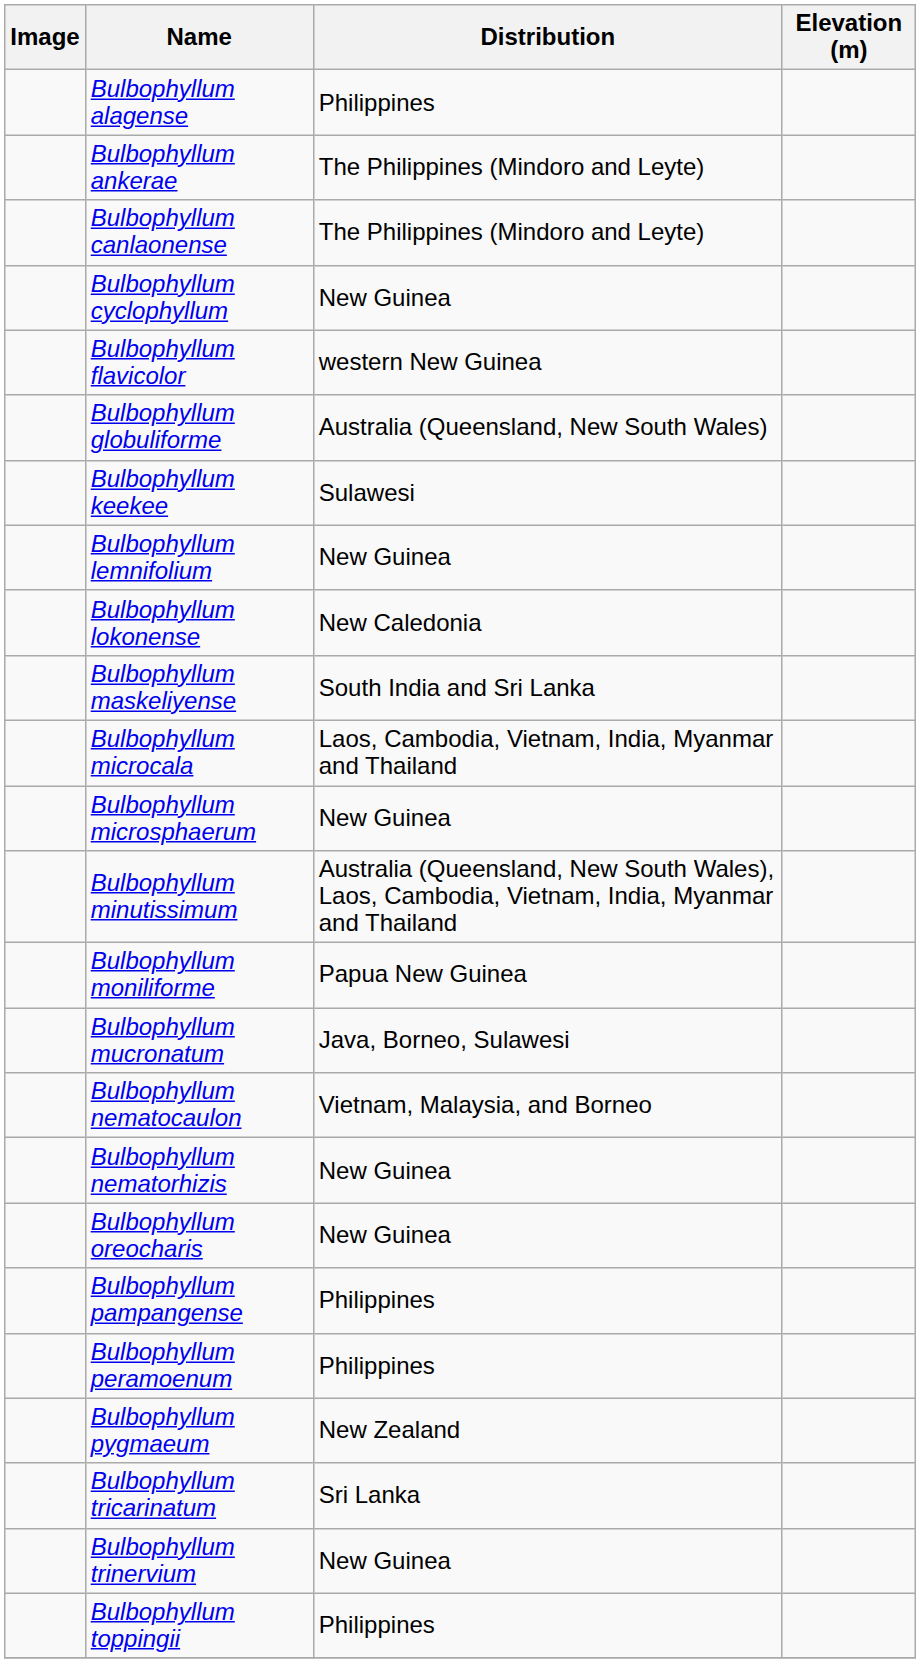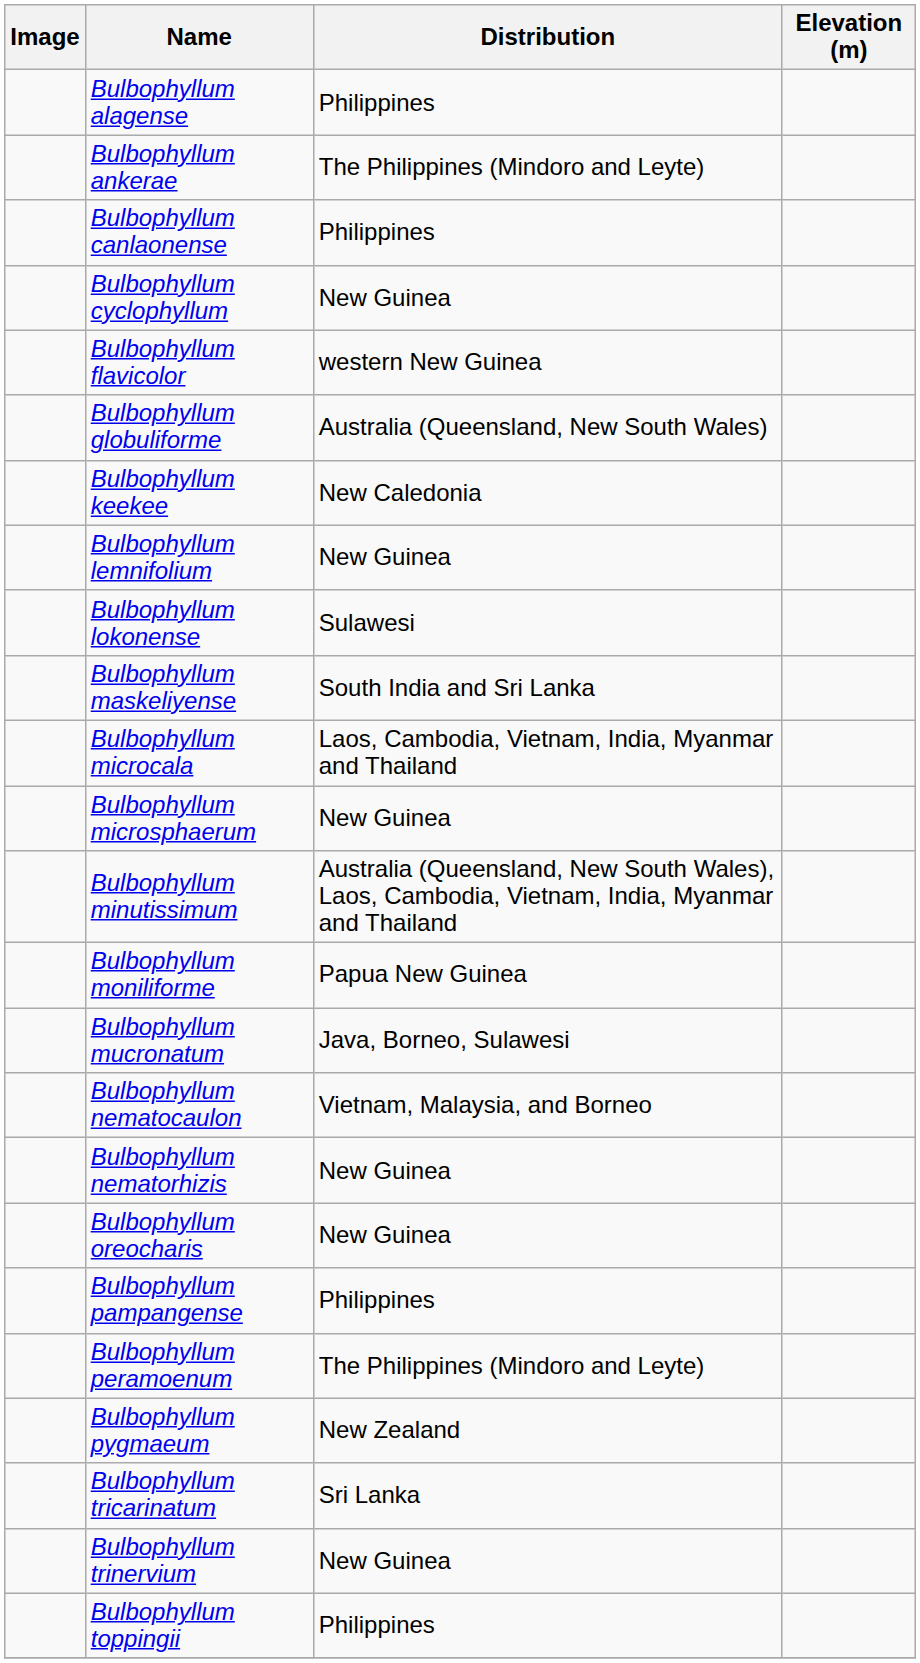(512, 232) The Philippines (Mindoro and Leyte) -> (377, 232) Philippines
(367, 492) Sulawesi -> (400, 492) New Caledonia
(400, 622) New Caledonia -> (367, 622) Sulawesi
(377, 1365) Philippines -> (512, 1365) The Philippines (Mindoro and Leyte)
